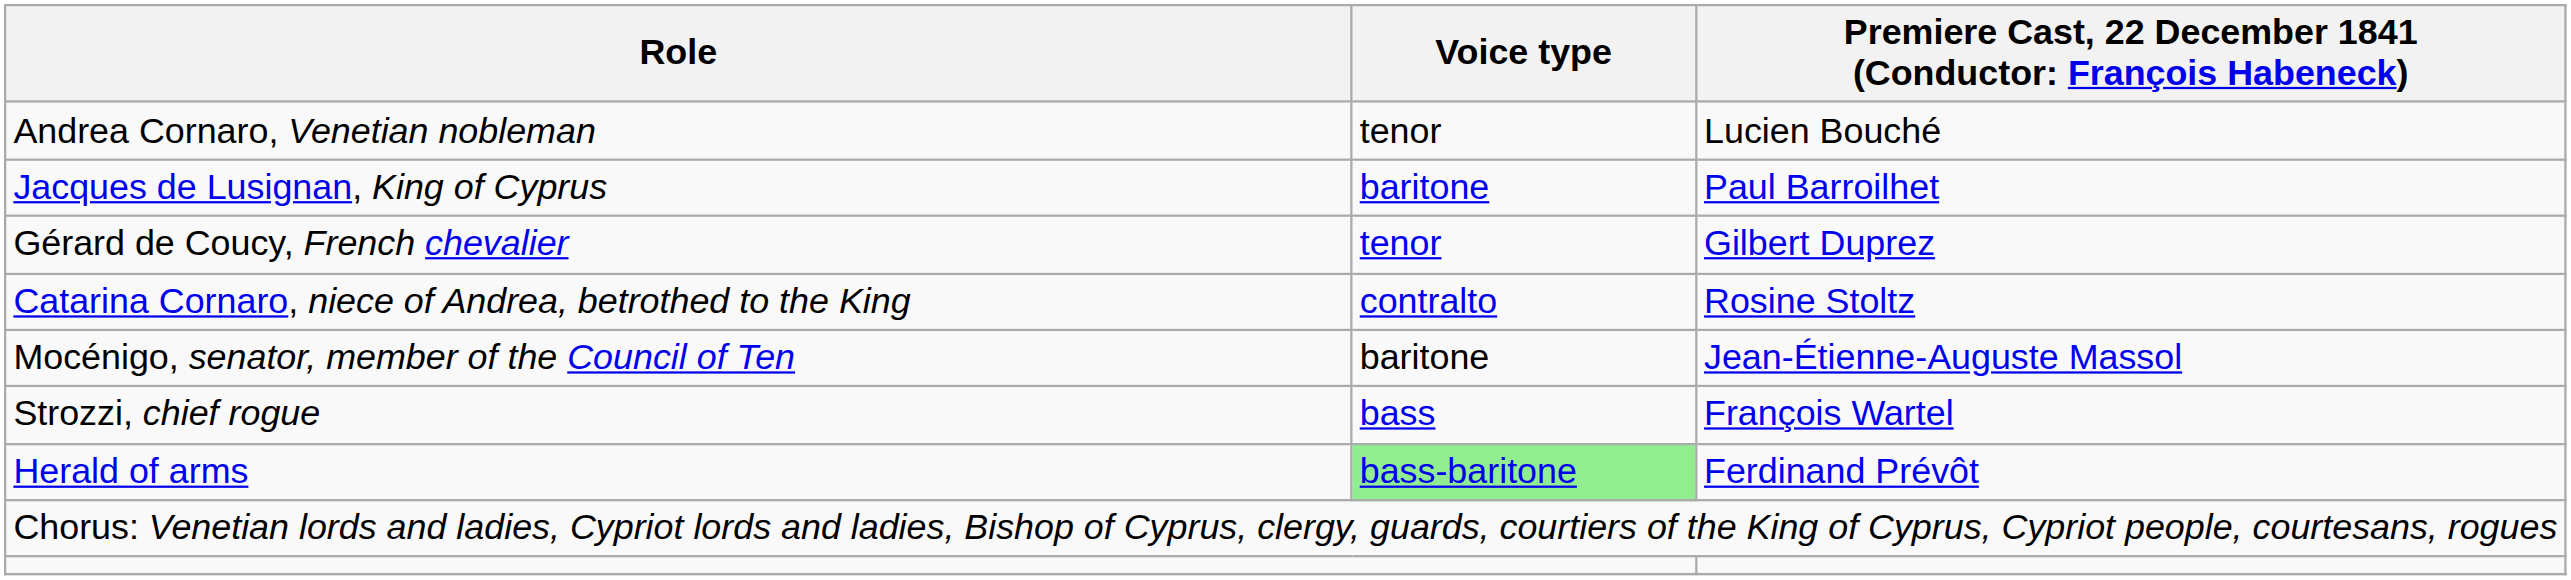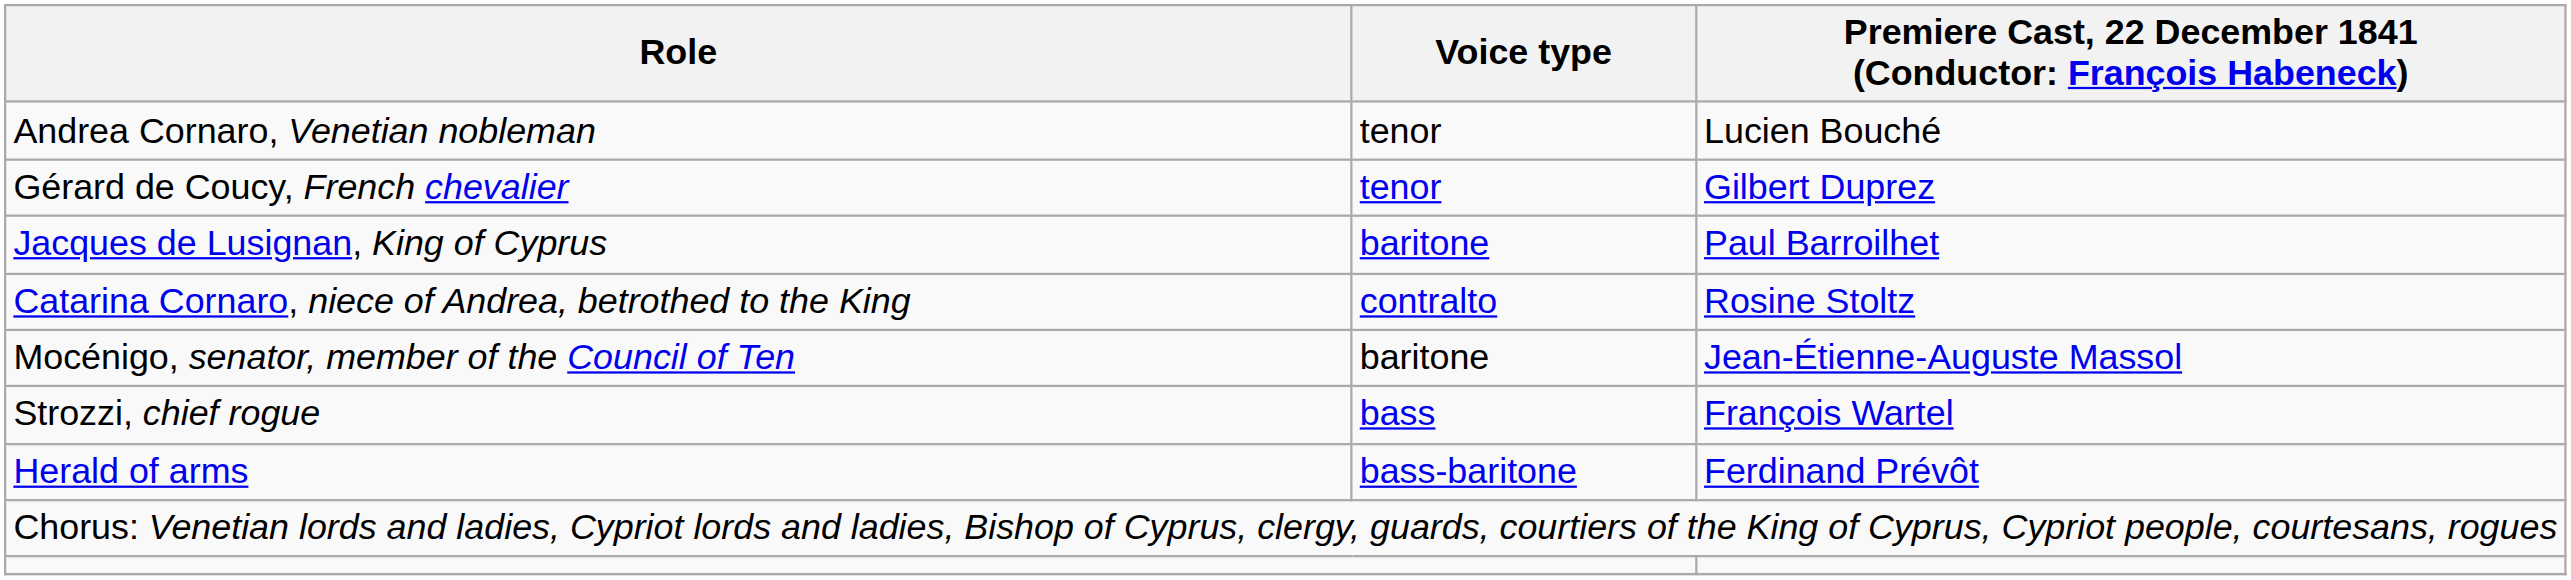rows swapped: (291, 243) <-> (310, 186)
(1468, 471) lightgreen background -> (1468, 471) no background
